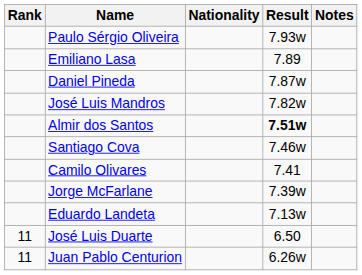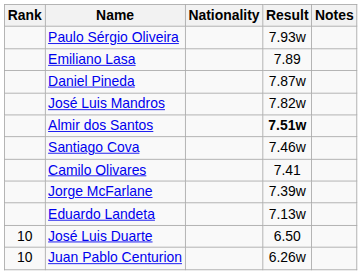(25, 236) 11 -> (25, 236) 10
(25, 258) 11 -> (25, 258) 10
